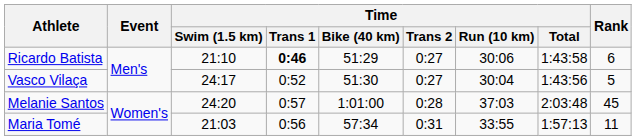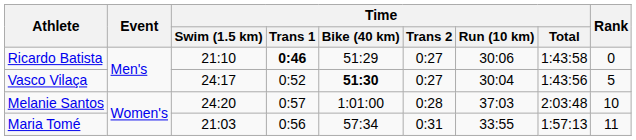(611, 59) 6 -> (611, 59) 0
(361, 81) normal -> (361, 81) bold
(611, 103) 45 -> (611, 103) 10
